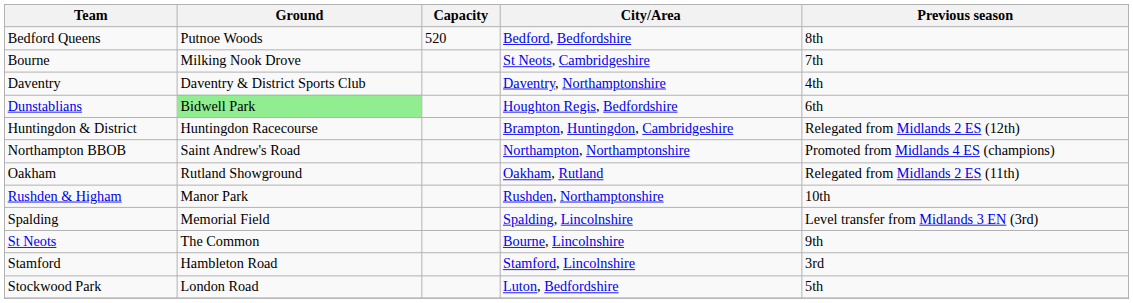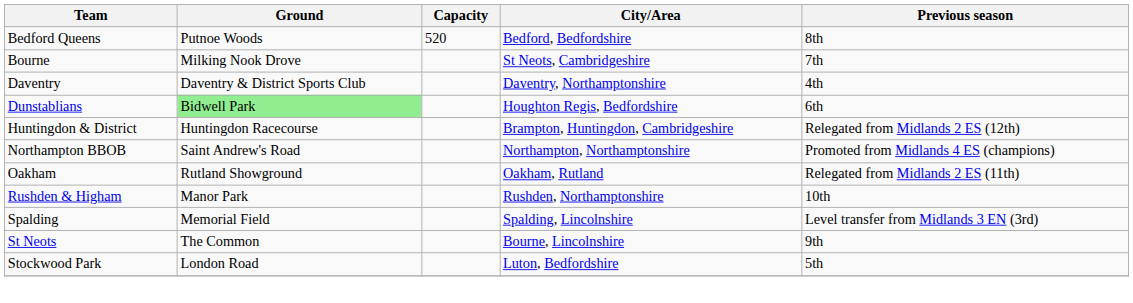- row: (34, 264)
